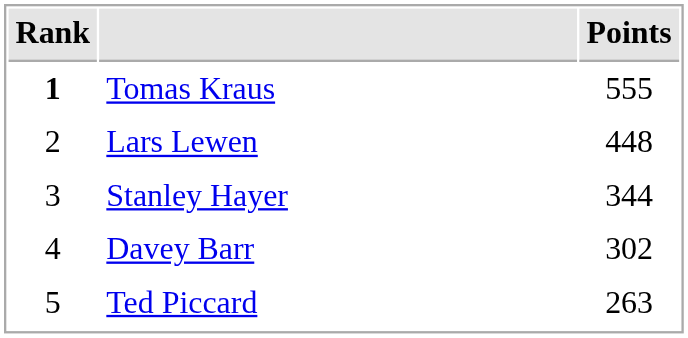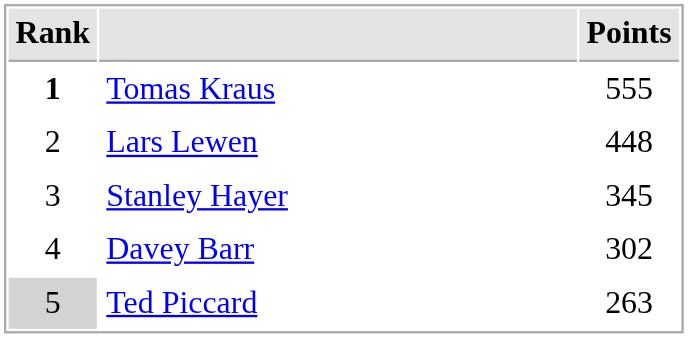(629, 195) 344 -> (629, 195) 345
(53, 302) no background -> (53, 302) lightgrey background
